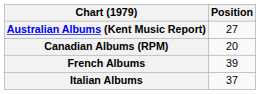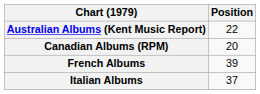(232, 30) 27 -> (232, 30) 22
